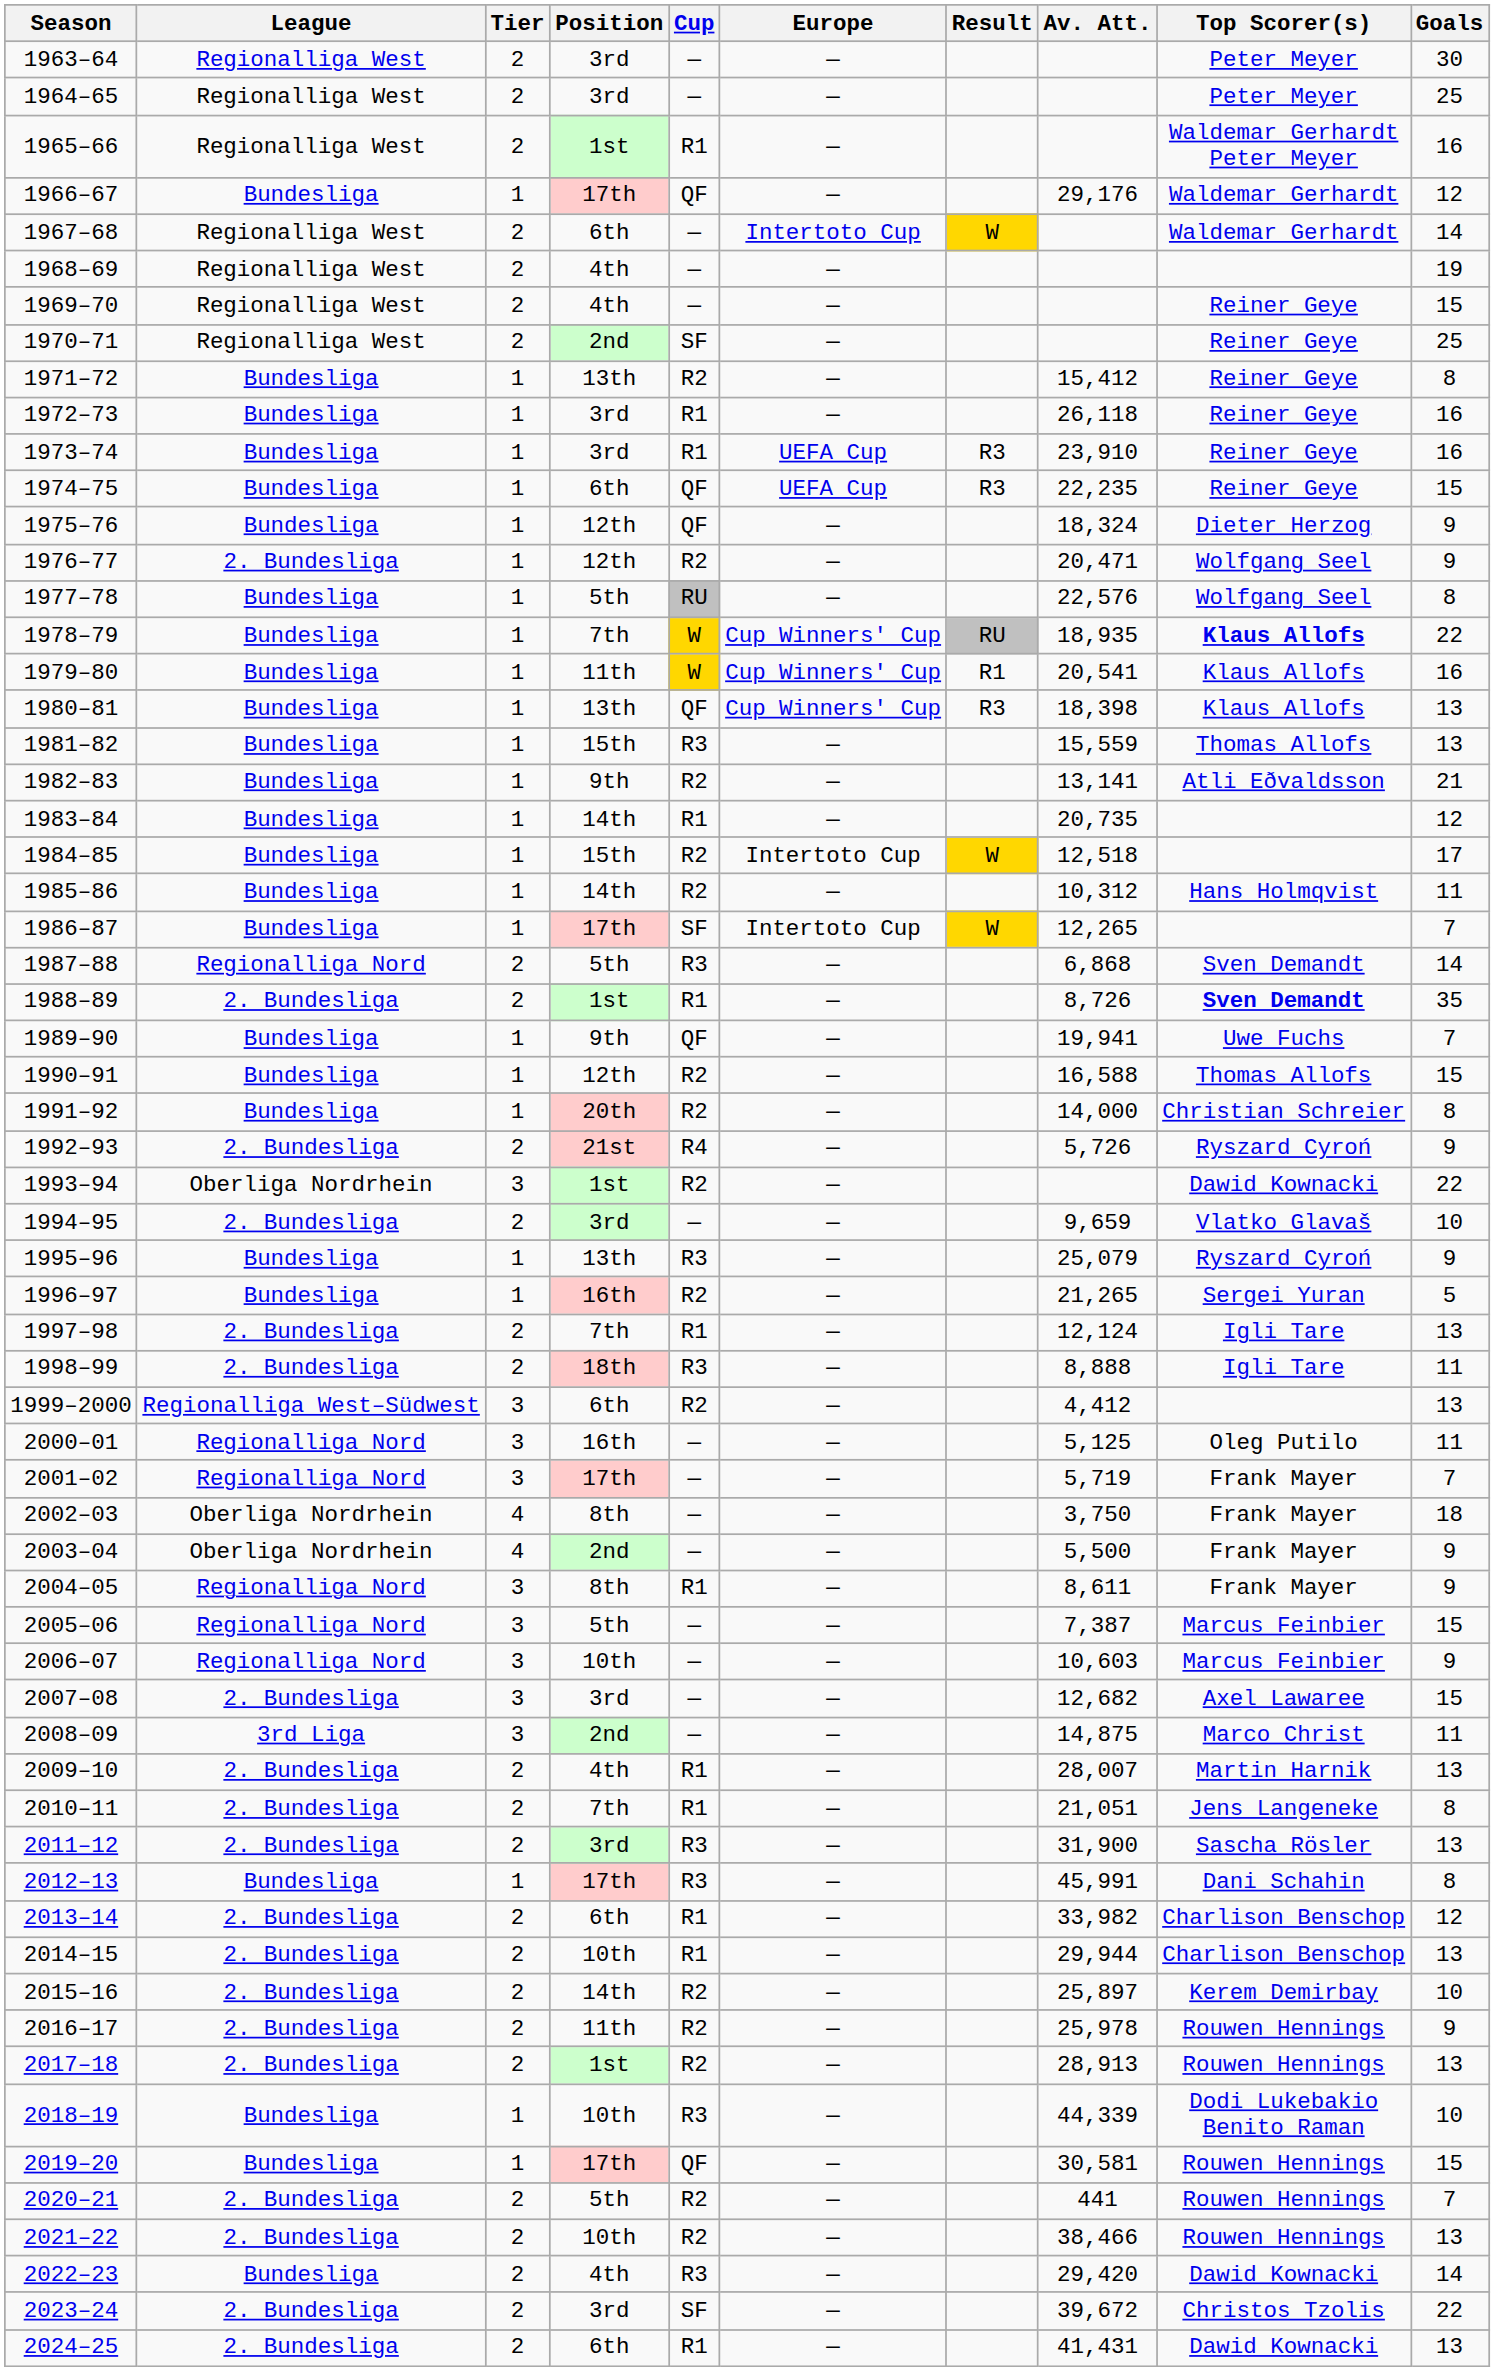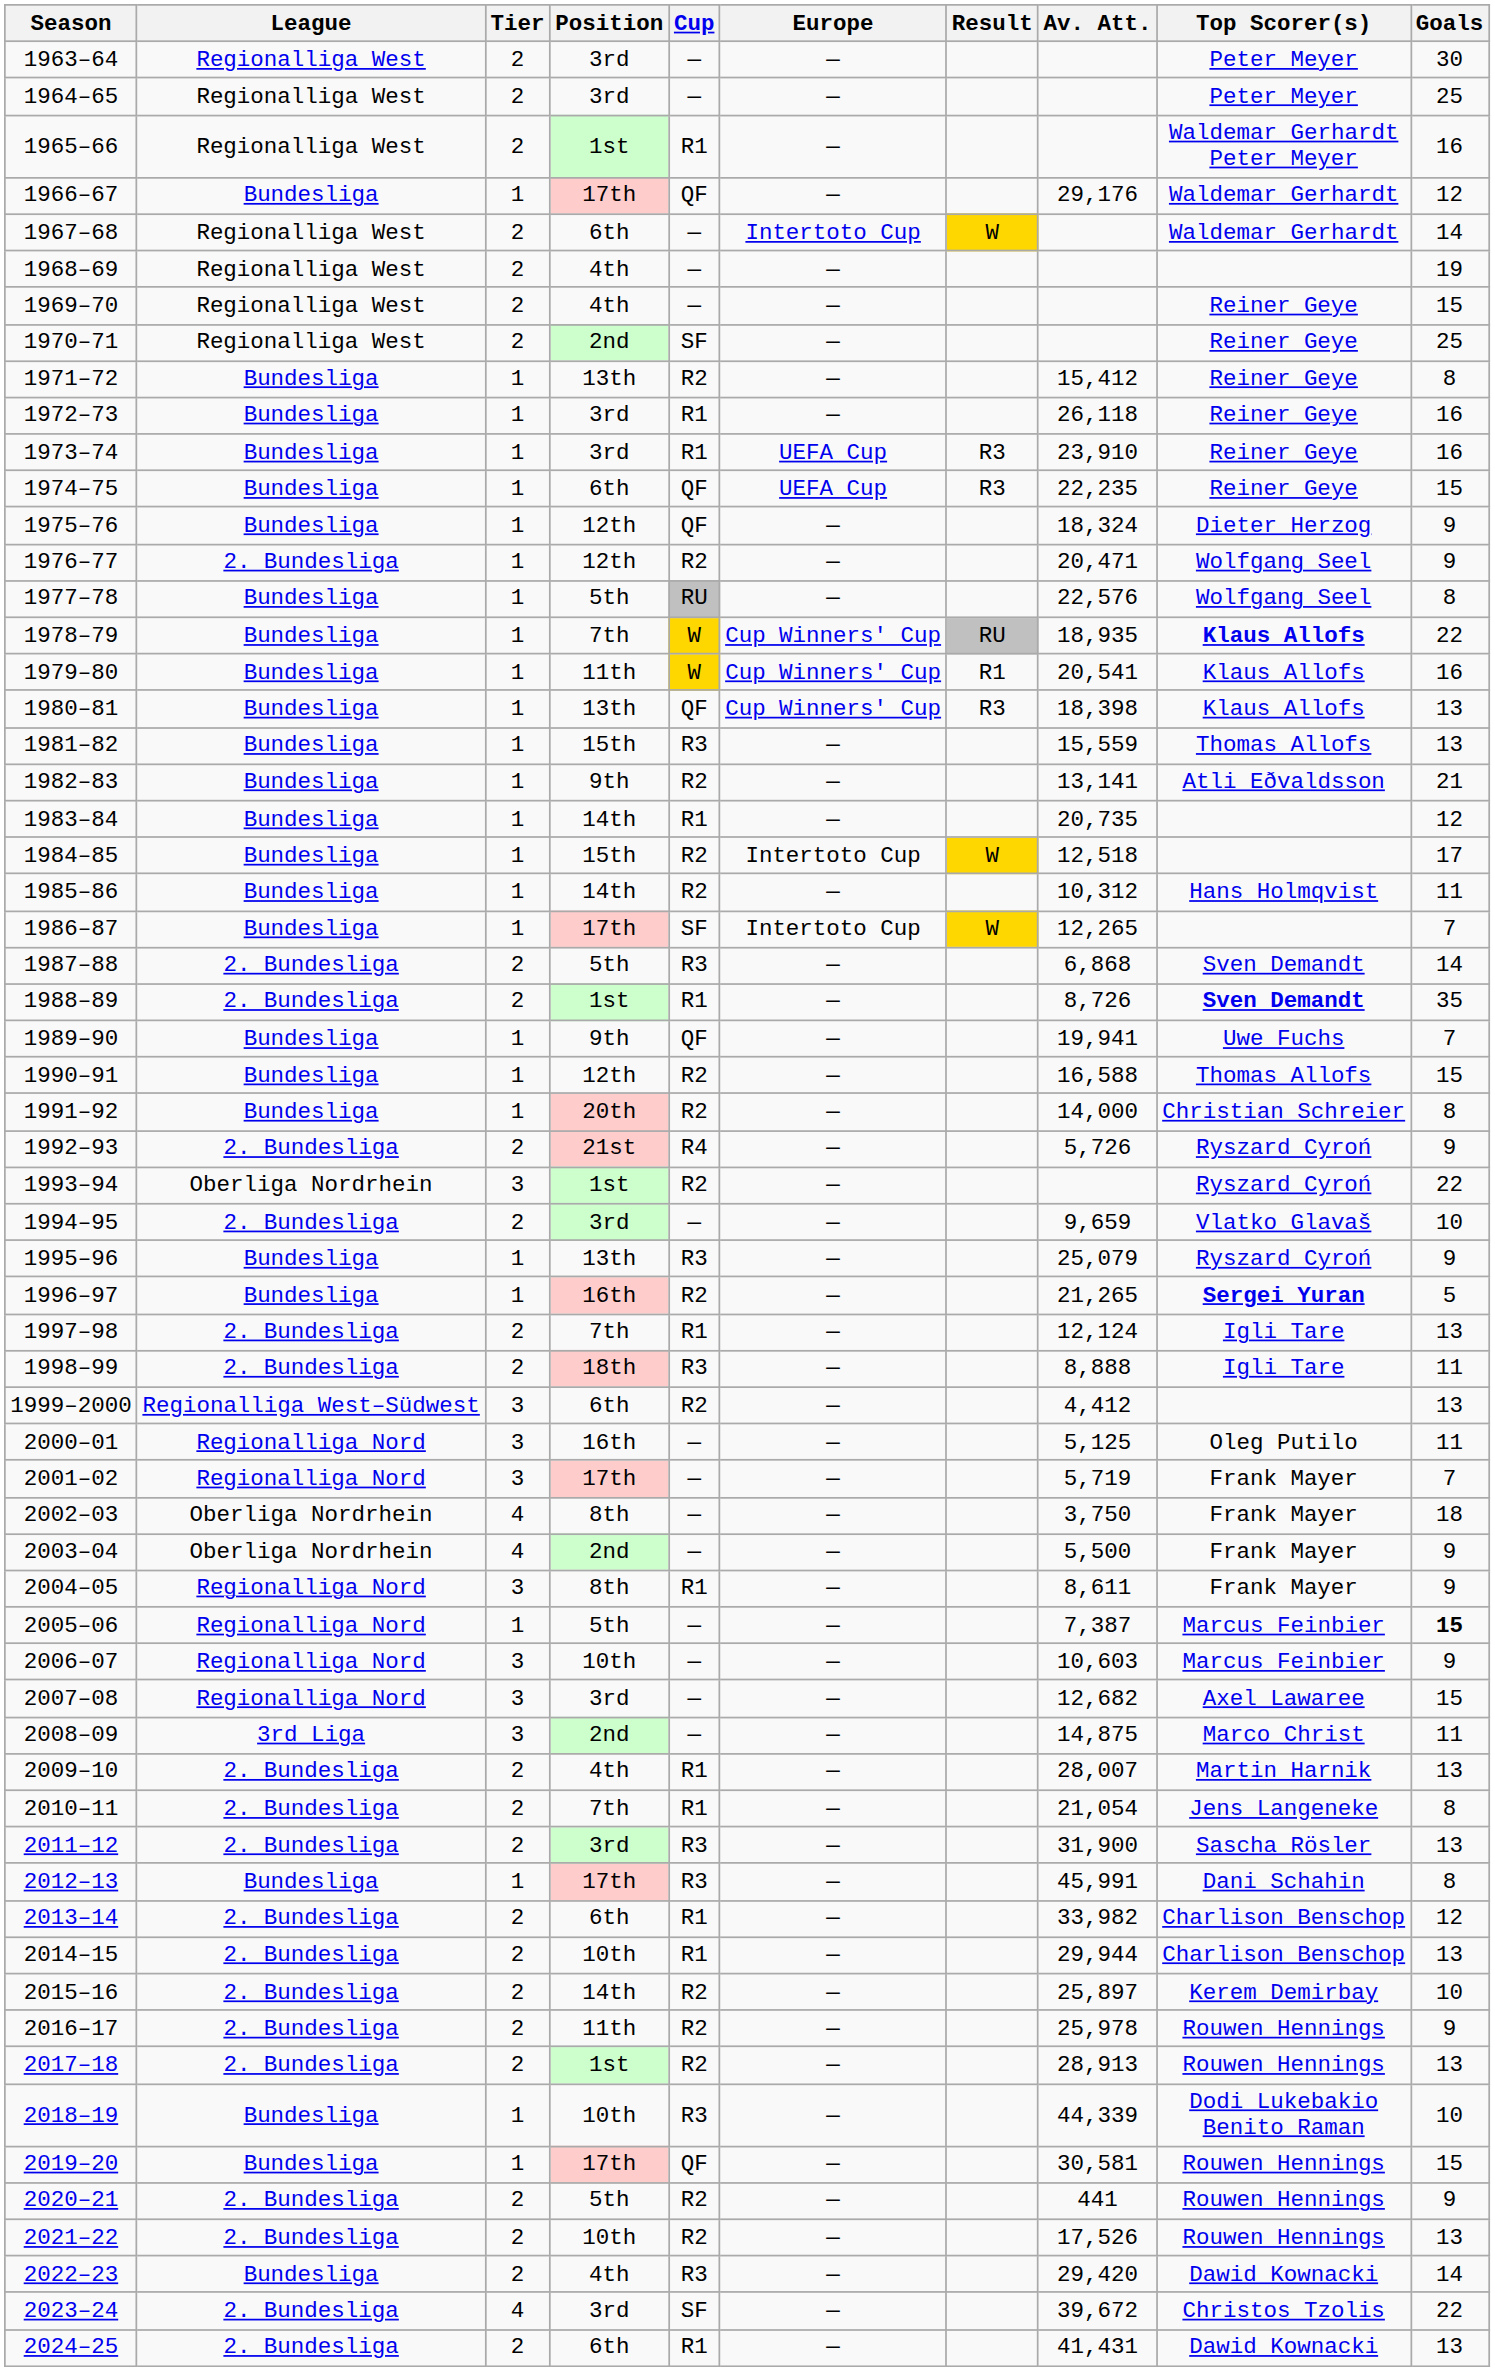(311, 966) Regionalliga Nord -> (311, 966) 2. Bundesliga
(1284, 1185) Dawid Kownacki -> (1284, 1185) Ryszard Cyroń
(1284, 1295) normal -> (1284, 1295) bold
(518, 1625) 3 -> (518, 1625) 1
(1450, 1625) normal -> (1450, 1625) bold
(311, 1699) 2. Bundesliga -> (311, 1699) Regionalliga Nord
(1097, 1809) 21,051 -> (1097, 1809) 21,054
(1450, 2201) 7 -> (1450, 2201) 9
(1097, 2238) 38,466 -> (1097, 2238) 17,526
(518, 2311) 2 -> (518, 2311) 4
